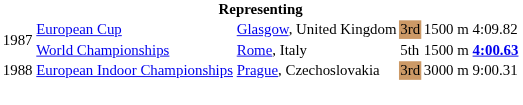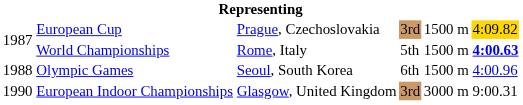(317, 29) Glasgow, United Kingdom -> (308, 29) Prague, Czechoslovakia
(495, 29) no background -> (495, 29) gold background
+ row: (85, 70)
(18, 70) 1988 -> (18, 91) 1990
(308, 70) Prague, Czechoslovakia -> (317, 91) Glasgow, United Kingdom
